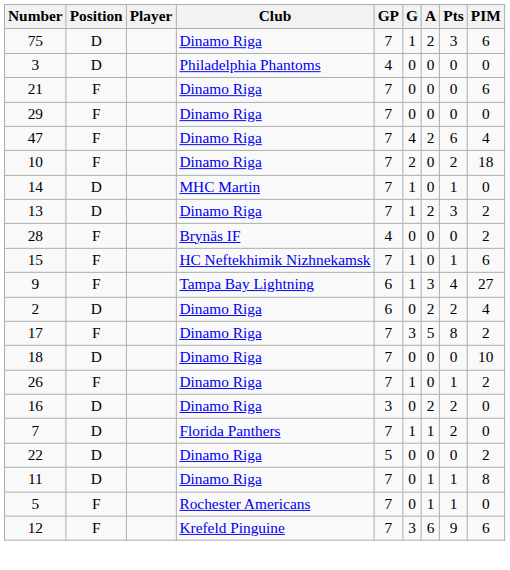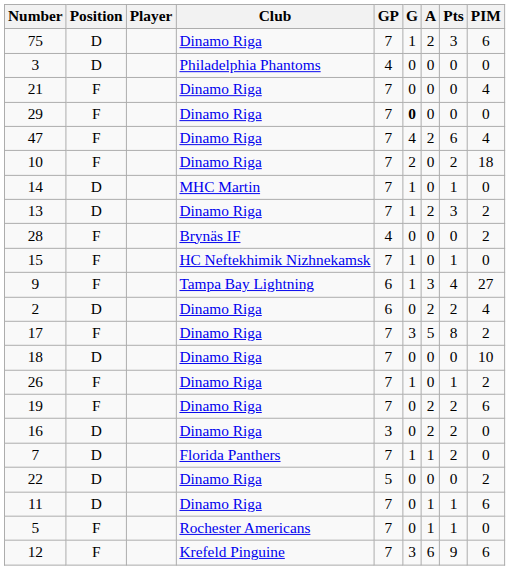(486, 89) 6 -> (486, 89) 4
(412, 114) normal -> (412, 114) bold
(486, 260) 6 -> (486, 260) 0
+ row: (35, 406)
(486, 479) 8 -> (486, 503) 6
